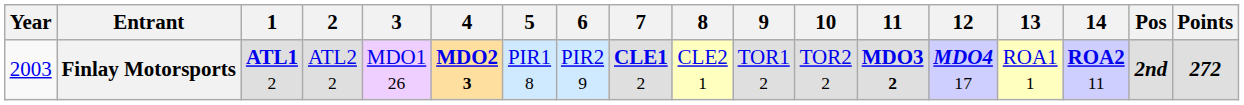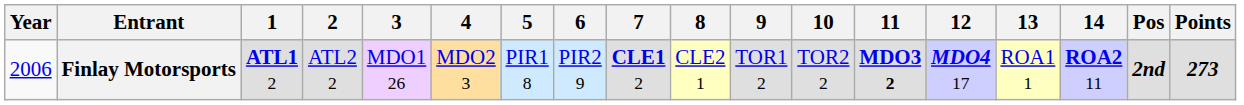(31, 69) 2003 -> (31, 69) 2006
(467, 69) bold -> (466, 69) normal
(1205, 69) 272 -> (1203, 69) 273
